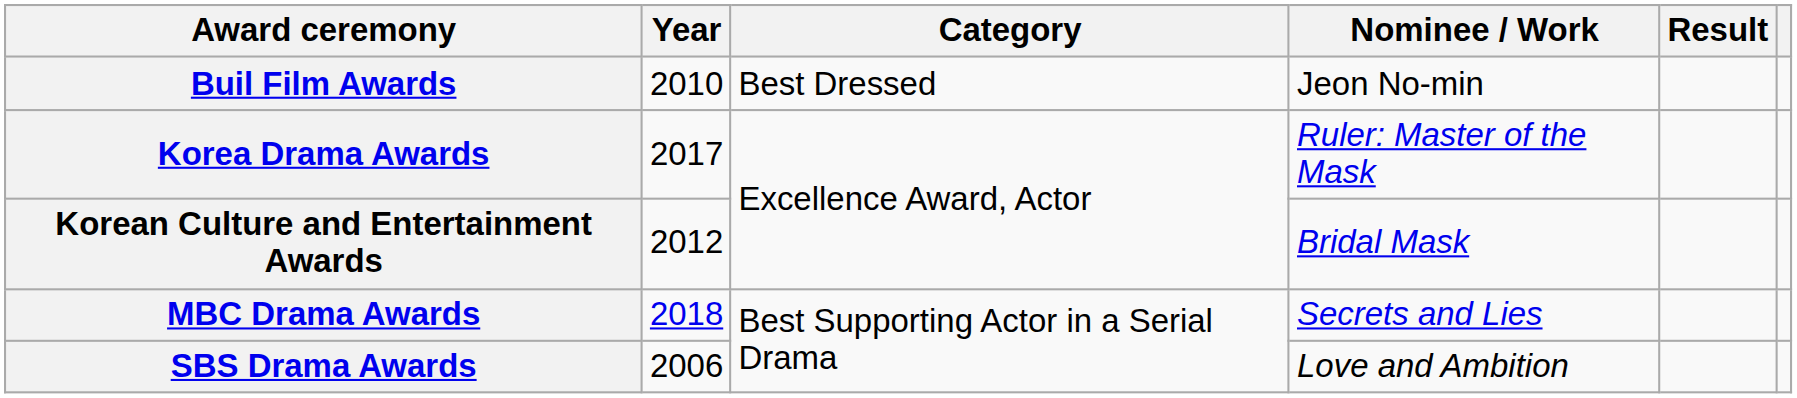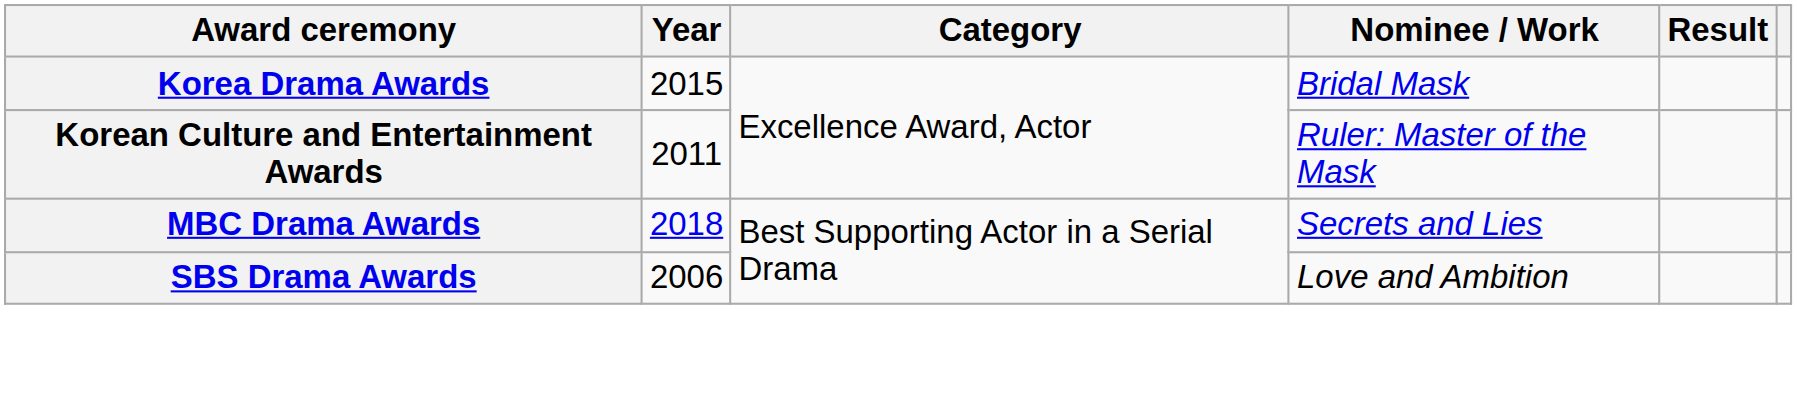- row: (324, 82)
(687, 153) 2017 -> (687, 82) 2015
(1442, 153) Ruler: Master of the Mask -> (1383, 82) Bridal Mask
(687, 243) 2012 -> (687, 153) 2011
(1383, 243) Bridal Mask -> (1442, 153) Ruler: Master of the Mask
